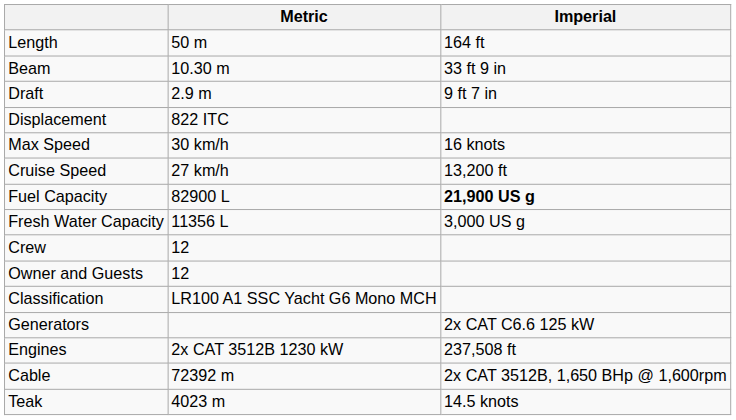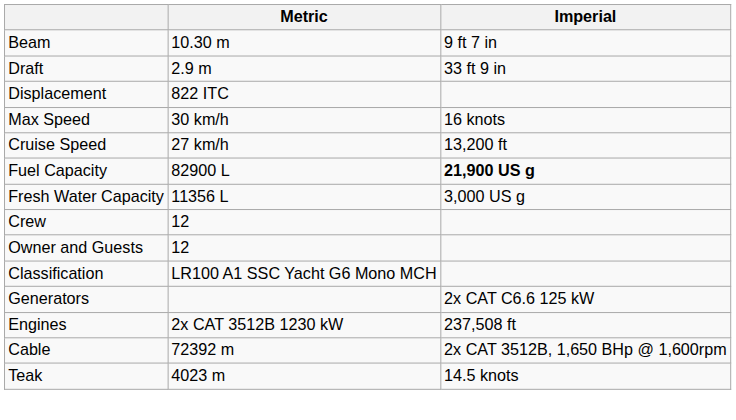- row: (33, 42)
(475, 68) 33 ft 9 in -> (471, 42) 9 ft 7 in
(471, 94) 9 ft 7 in -> (475, 68) 33 ft 9 in
